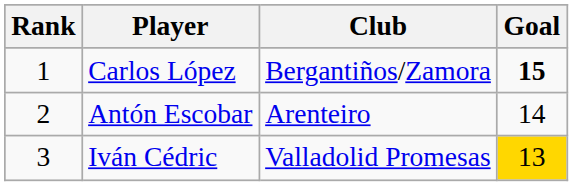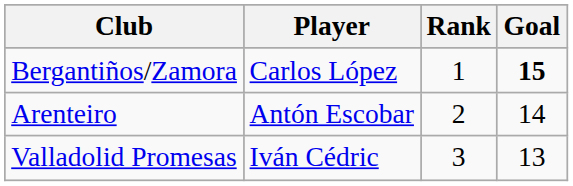columns swapped: (43, 26) <-> (378, 26)
(532, 157) gold background -> (532, 157) no background
